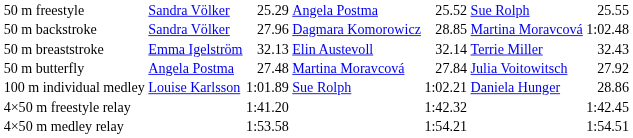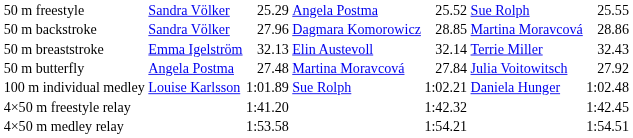(608, 29) 1:02.48 -> (613, 29) 28.86
(613, 88) 28.86 -> (608, 88) 1:02.48
